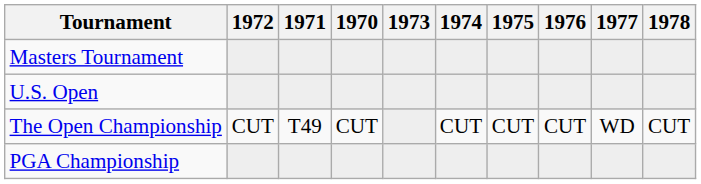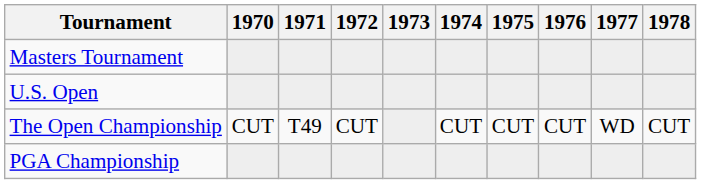columns swapped: (357, 22) <-> (253, 22)
